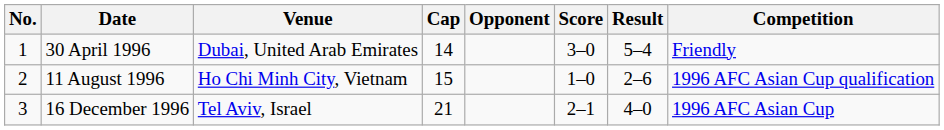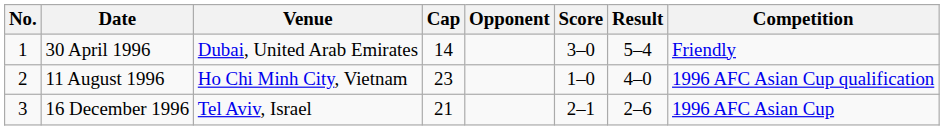(443, 79) 15 -> (443, 79) 23
(638, 79) 2–6 -> (638, 79) 4–0
(638, 109) 4–0 -> (638, 109) 2–6
